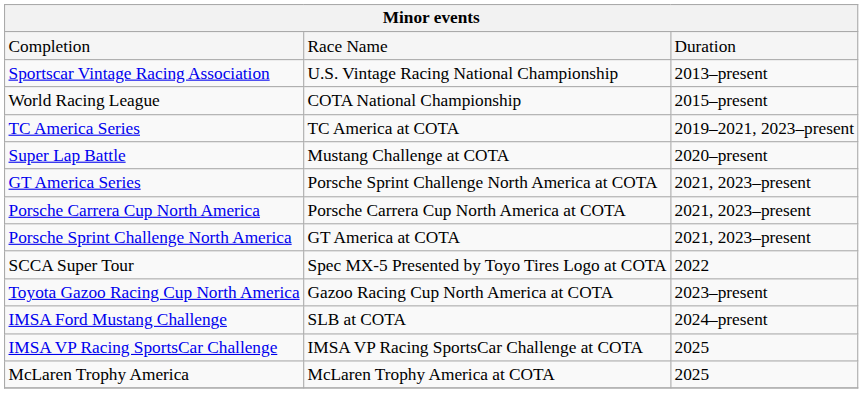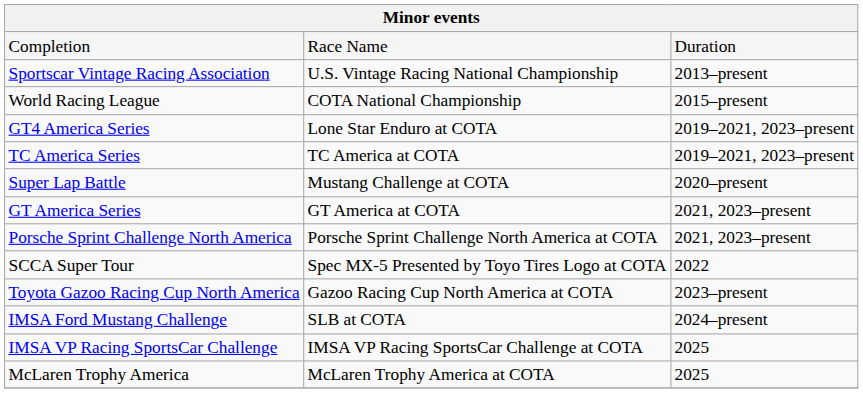+ row: (79, 127)
(482, 182) Porsche Sprint Challenge North America at COTA -> (384, 210) GT America at COTA
- row: (134, 210)
(384, 237) GT America at COTA -> (482, 237) Porsche Sprint Challenge North America at COTA
